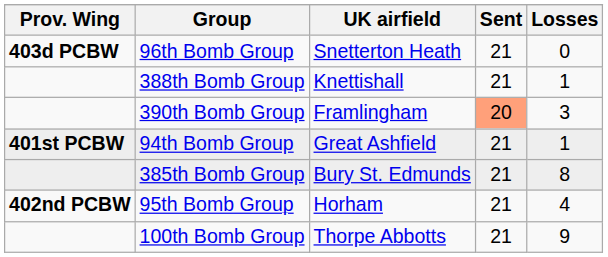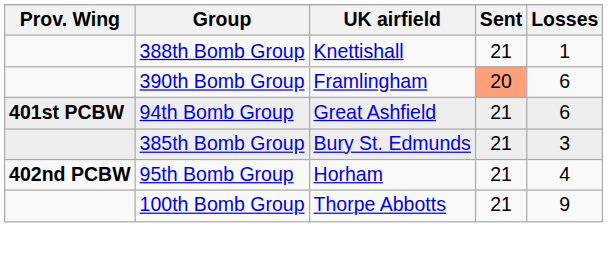- row: (217, 50)
(565, 112) 3 -> (565, 81) 6
(565, 143) 1 -> (565, 112) 6
(565, 174) 8 -> (565, 143) 3
